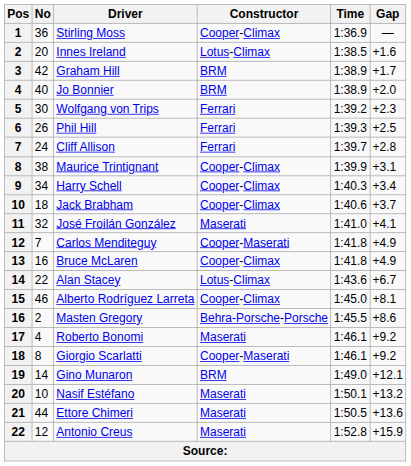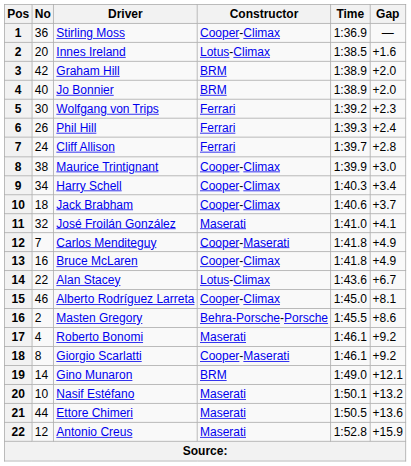(384, 71) +1.7 -> (384, 71) +2.0
(384, 128) +2.5 -> (384, 128) +2.4
(384, 166) +3.1 -> (384, 166) +3.0
